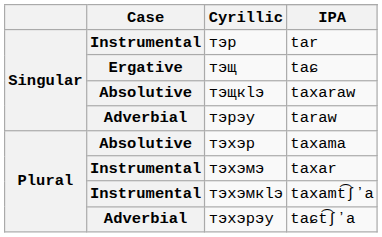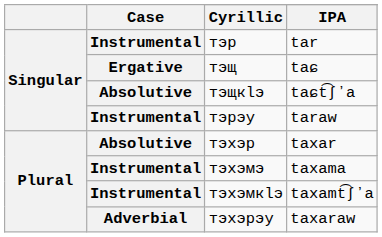(323, 93) taxaraw -> (323, 93) taɕt͡ʃʼa
(146, 118) Adverbial -> (146, 118) Instrumental
(318, 143) taxama -> (314, 143) taxar
(314, 168) taxar -> (318, 168) taxama
(323, 219) taɕt͡ʃʼa -> (323, 219) taxaraw
